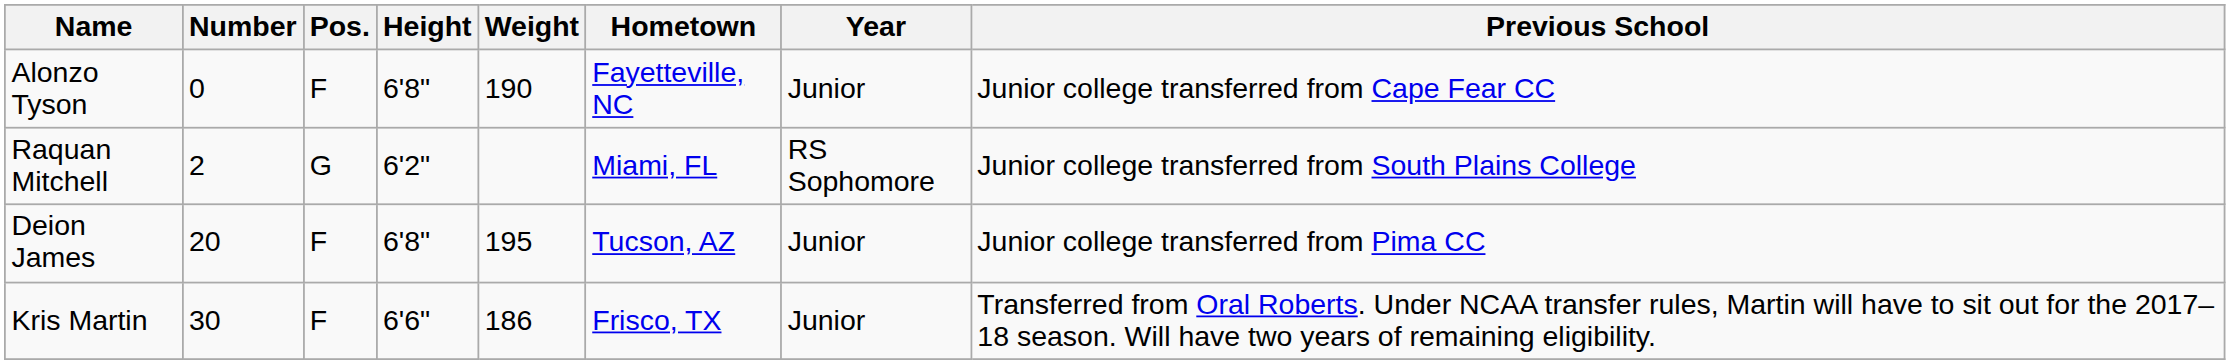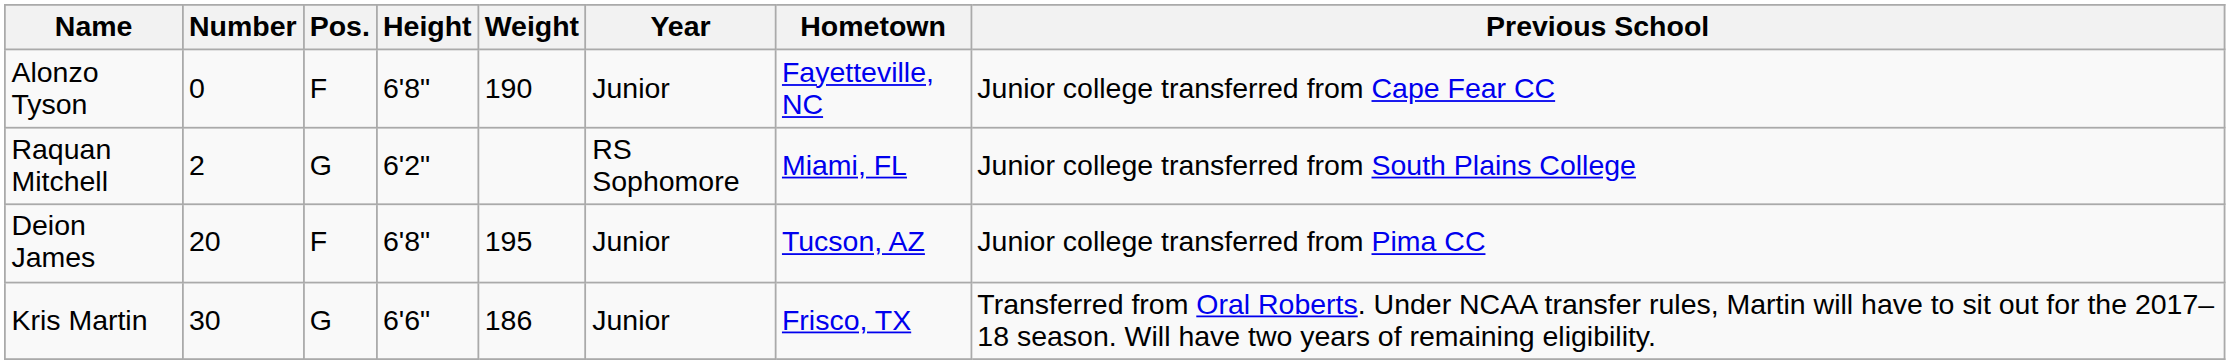columns swapped: (876, 27) <-> (683, 27)
(318, 319) F -> (321, 319) G
